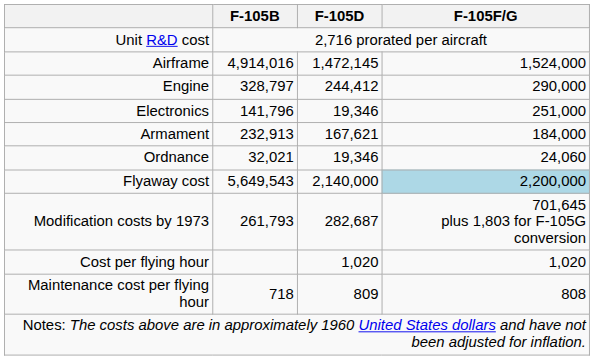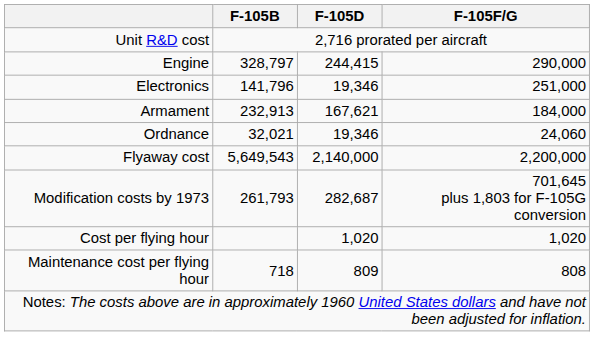- row: (181, 63)
(352, 87) 244,412 -> (352, 63) 244,415
(553, 181) lightblue background -> (553, 157) no background
